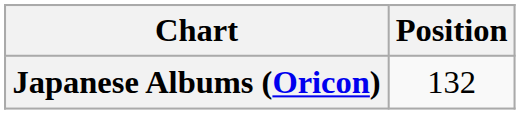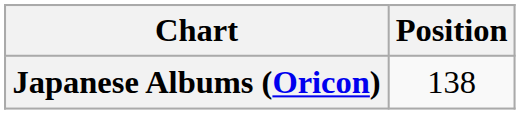(452, 81) 132 -> (452, 81) 138
